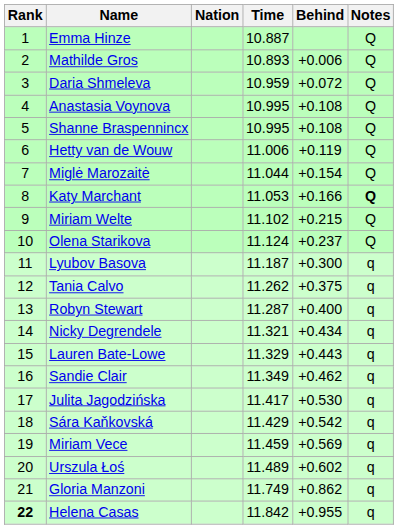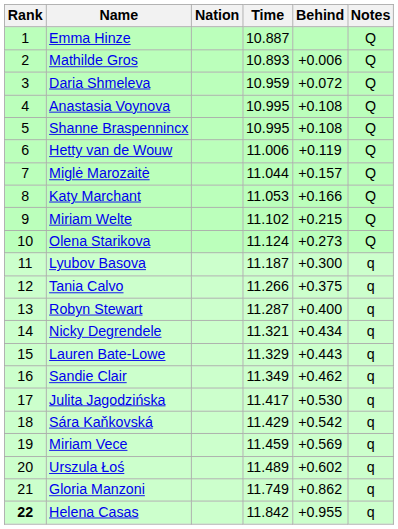(320, 173) +0.154 -> (320, 173) +0.157
(371, 196) bold -> (371, 196) normal
(320, 241) +0.237 -> (320, 241) +0.273
(268, 286) 11.262 -> (268, 286) 11.266
